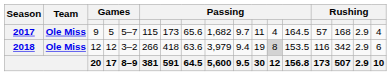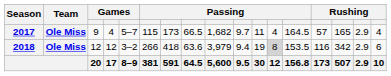(111, 32) 5 -> (111, 32) 4
(193, 32) 65.6 -> (193, 32) 66.5
(343, 32) 168 -> (343, 32) 165
